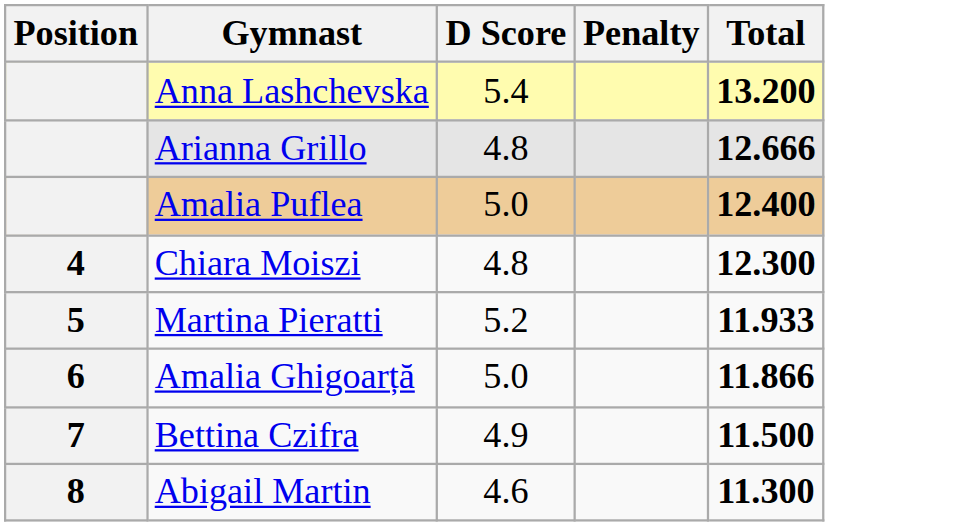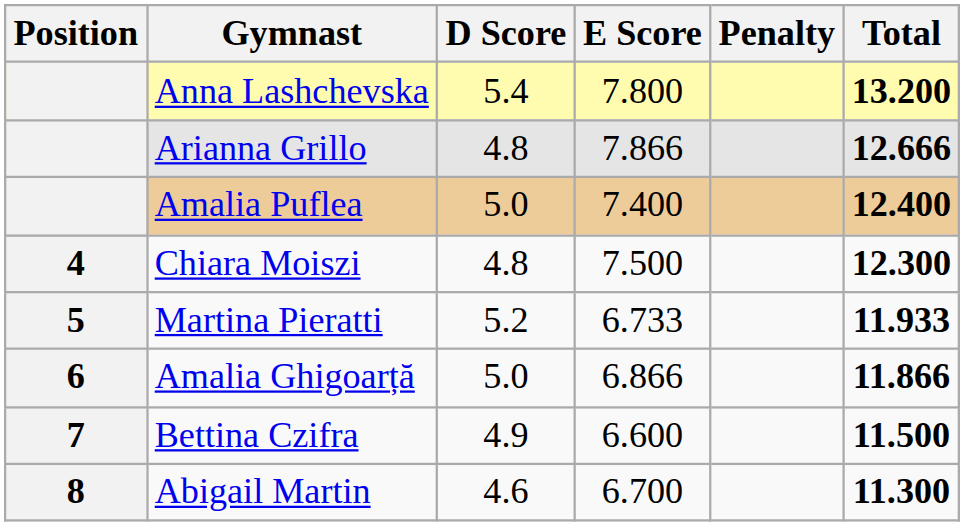+ column: (642, 33)
